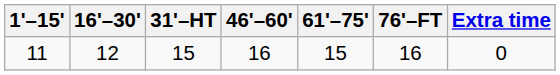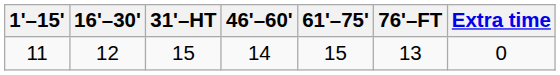(259, 53) 16 -> (259, 53) 14
(410, 53) 16 -> (410, 53) 13
